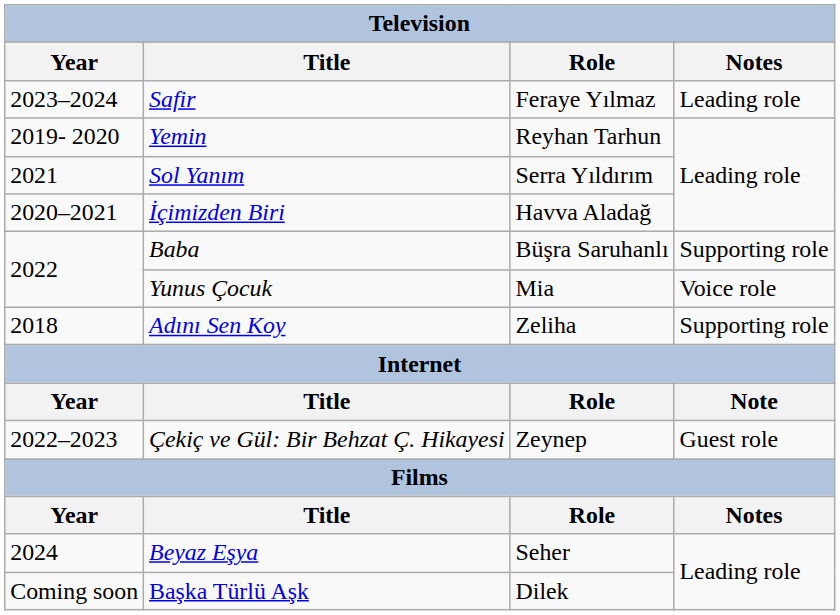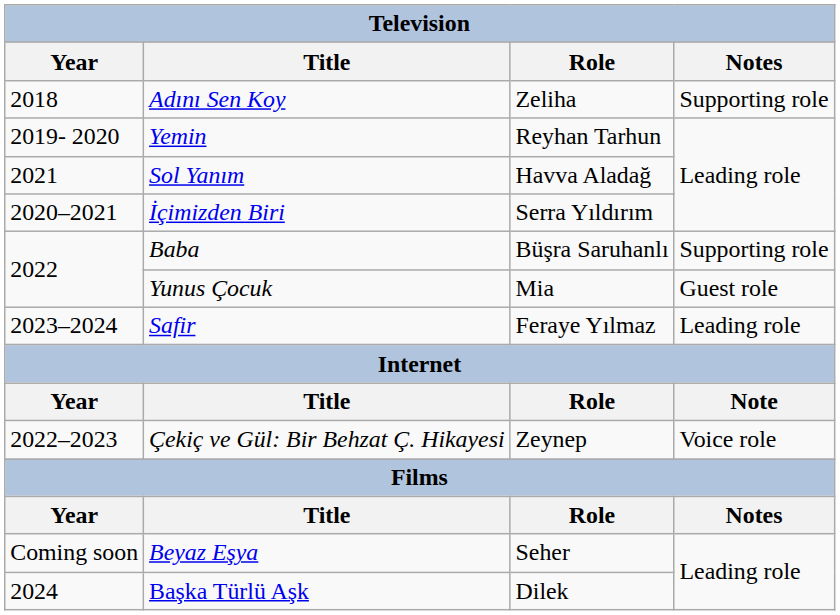rows swapped: (217, 325) <-> (172, 99)
(584, 174) Serra Yıldırım -> (583, 174) Havva Aladağ
(583, 212) Havva Aladağ -> (584, 212) Serra Yıldırım
(728, 288) Voice role -> (729, 288) Guest role
(729, 439) Guest role -> (728, 439) Voice role
(34, 552) 2024 -> (74, 552) Coming soon
(74, 590) Coming soon -> (34, 590) 2024
